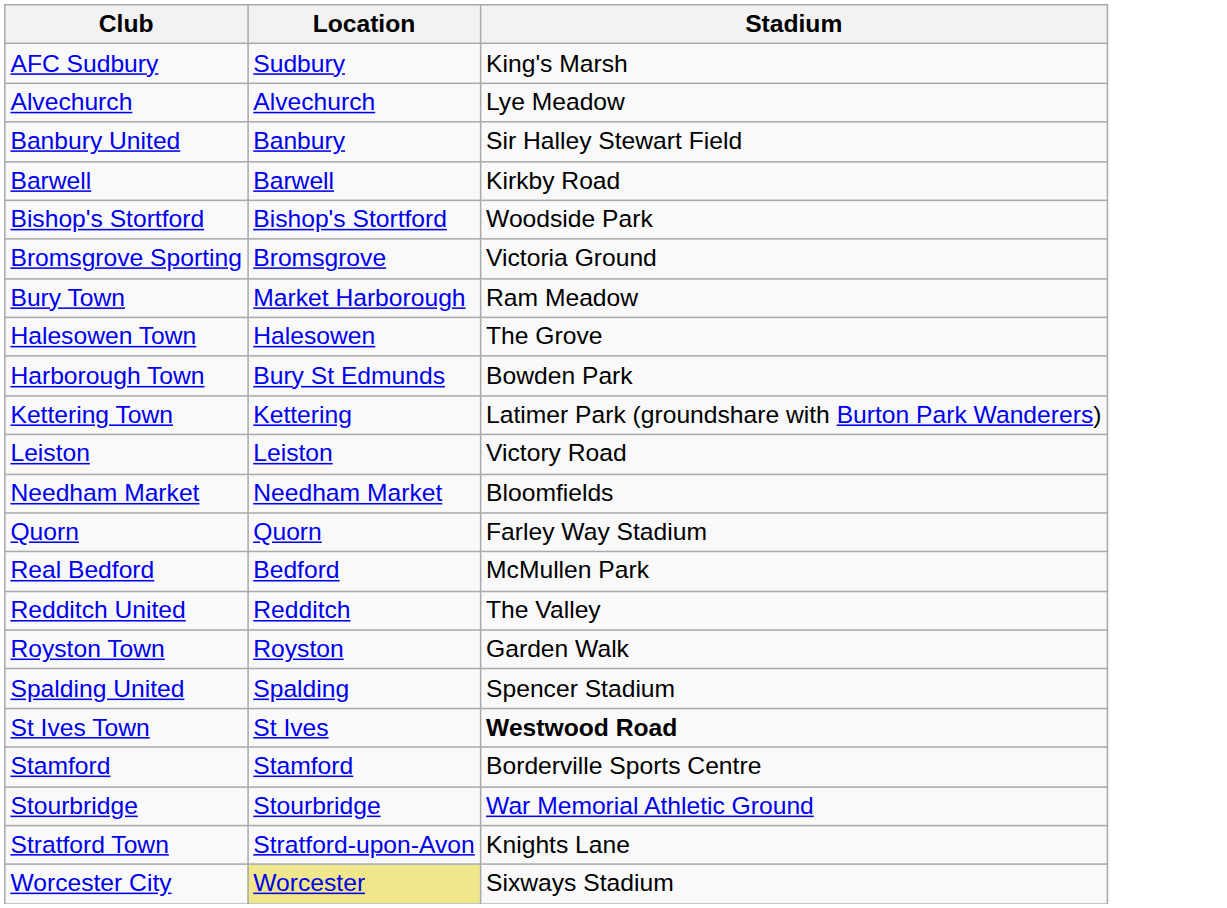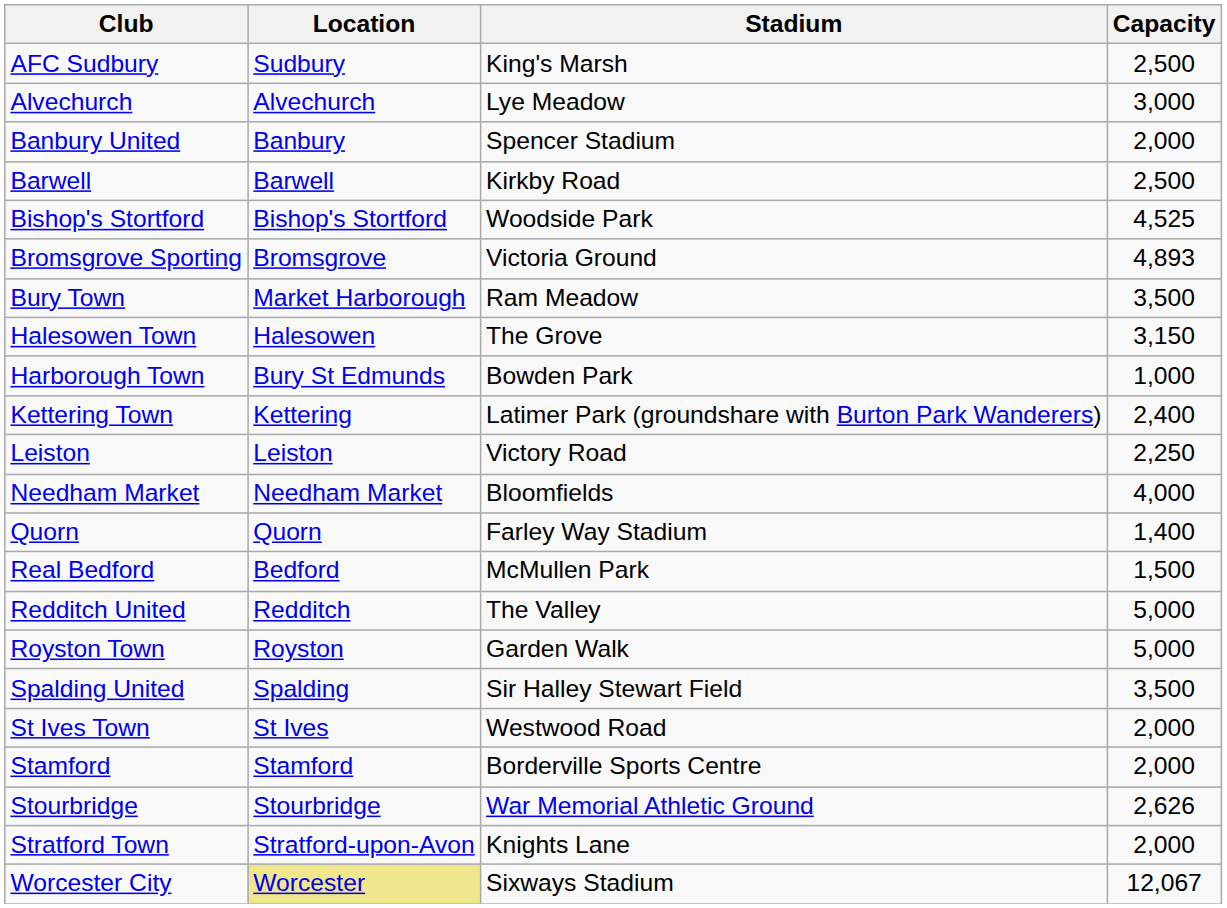+ column: (1164, 24)
(614, 141) Sir Halley Stewart Field -> (581, 141) Spencer Stadium
(581, 688) Spencer Stadium -> (614, 688) Sir Halley Stewart Field
(582, 727) bold -> (576, 727) normal
